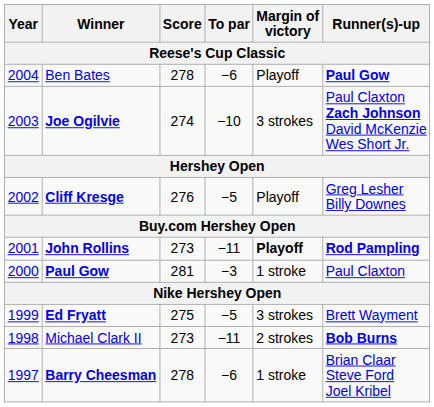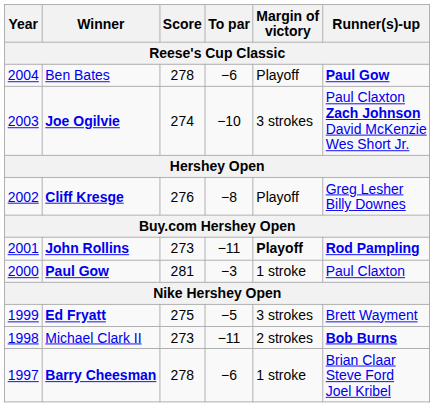(229, 197) −5 -> (229, 197) −8
